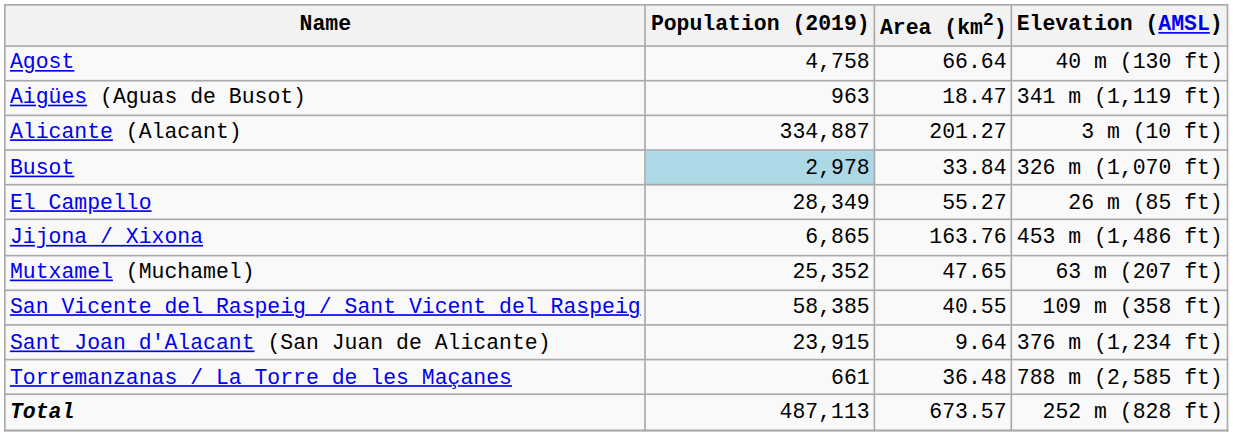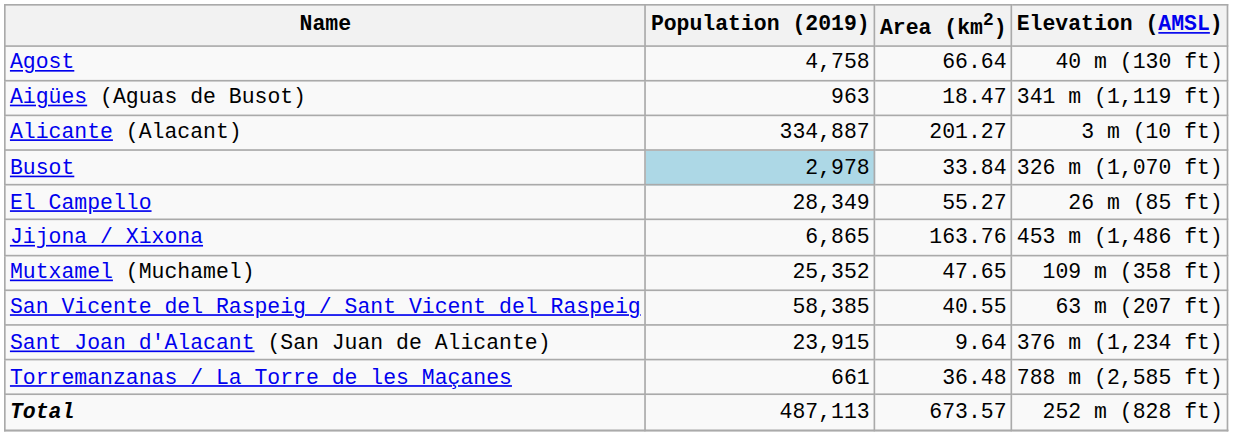(1139, 273) 63 m (207 ft) -> (1133, 273) 109 m (358 ft)
(1133, 307) 109 m (358 ft) -> (1139, 307) 63 m (207 ft)
